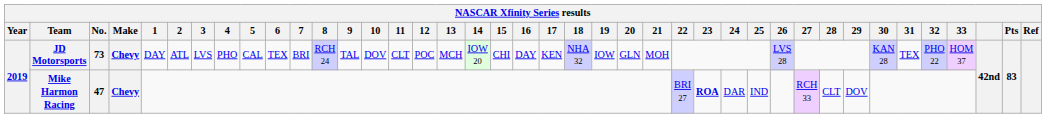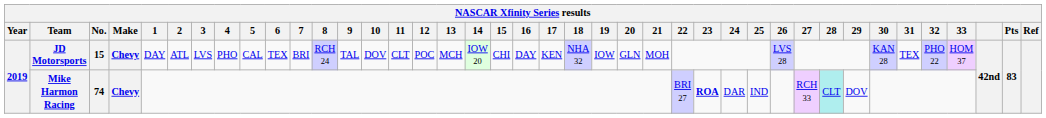(99, 55) 73 -> (99, 55) 15
(99, 91) 47 -> (99, 91) 74
(831, 91) no background -> (831, 91) paleturquoise background
